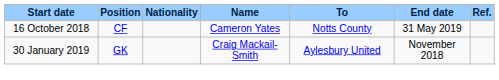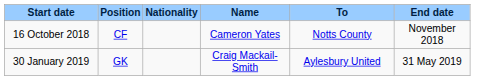- column: (482, 13)
(432, 29) 31 May 2019 -> (432, 35) November 2018
(432, 51) November 2018 -> (432, 62) 31 May 2019
